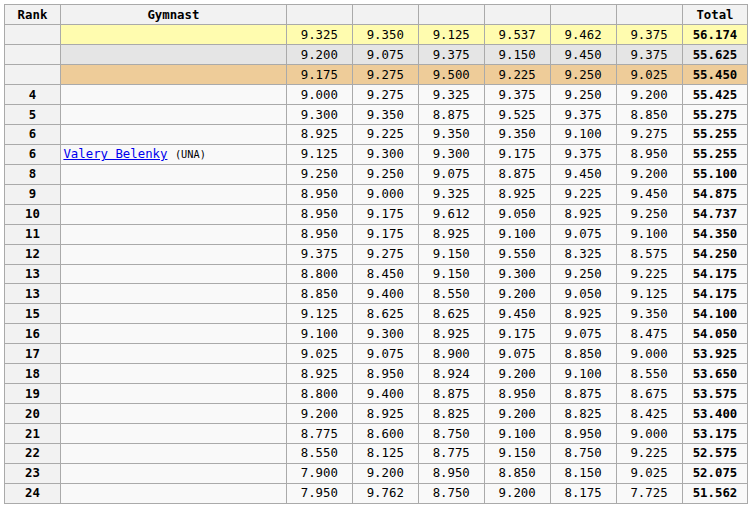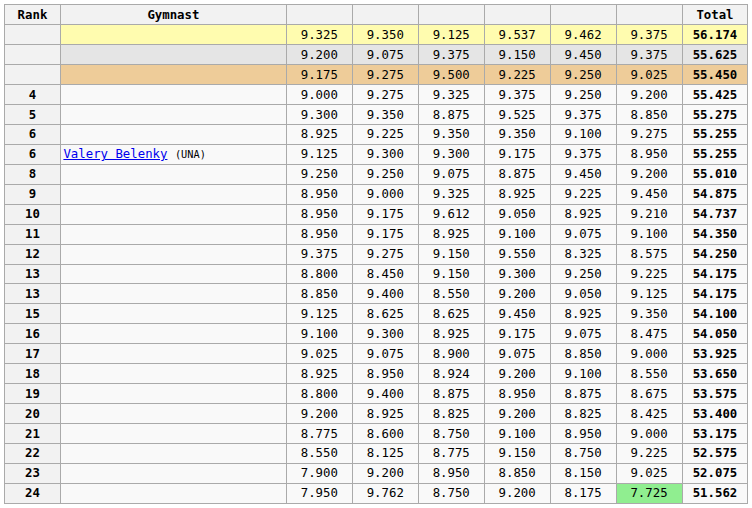(715, 174) 55.100 -> (715, 174) 55.010
(649, 214) 9.250 -> (649, 214) 9.210
(649, 493) no background -> (649, 493) lightgreen background
